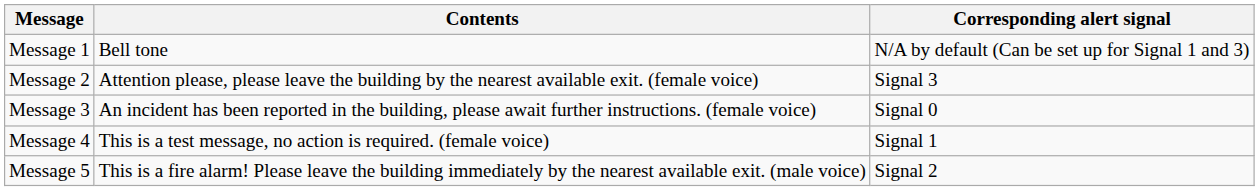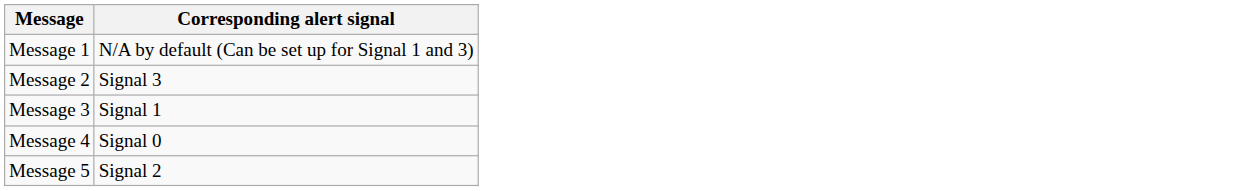- column: (482, 19)
(906, 110) Signal 0 -> (130, 110) Signal 1
(906, 140) Signal 1 -> (130, 140) Signal 0
